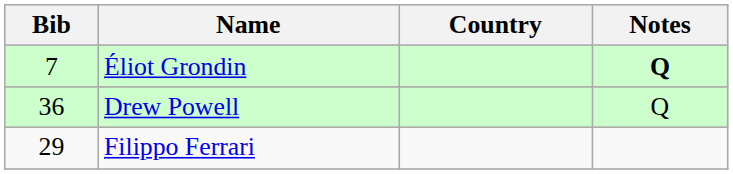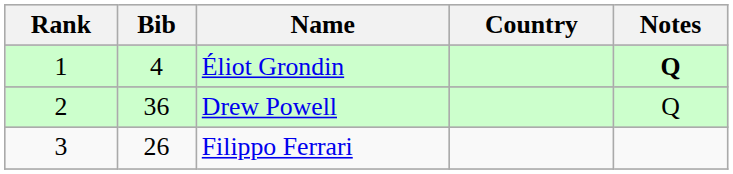+ column: (61, 24)
(51, 65) 7 -> (156, 65) 4
(51, 147) 29 -> (156, 147) 26
